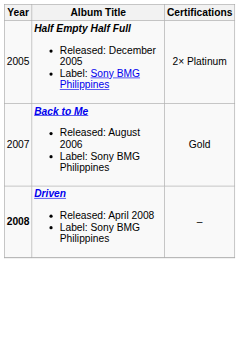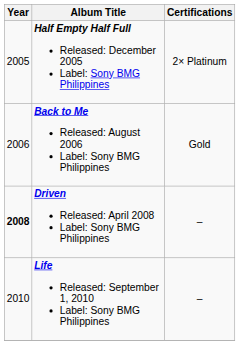(18, 144) 2007 -> (18, 144) 2006
+ row: (98, 294)
